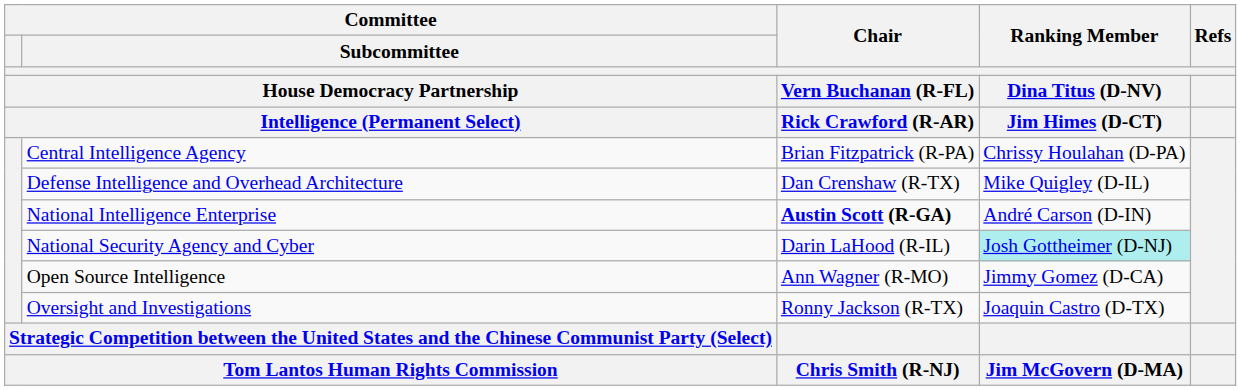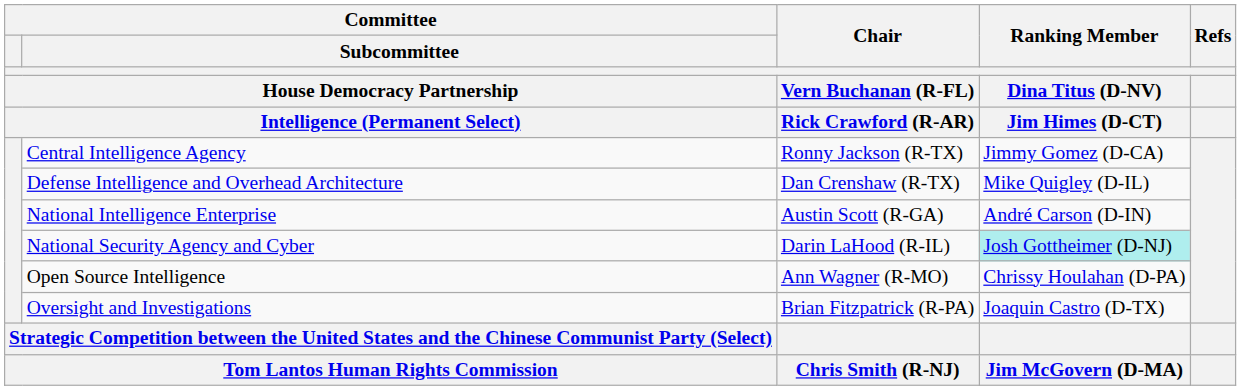(878, 152) Brian Fitzpatrick (R-PA) -> (872, 152) Ronny Jackson (R-TX)
(1084, 152) Chrissy Houlahan (D-PA) -> (1073, 152) Jimmy Gomez (D-CA)
(866, 214) bold -> (862, 214) normal
(1073, 276) Jimmy Gomez (D-CA) -> (1084, 276) Chrissy Houlahan (D-PA)
(872, 307) Ronny Jackson (R-TX) -> (878, 307) Brian Fitzpatrick (R-PA)
